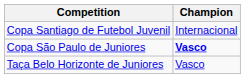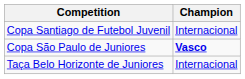(190, 64) Vasco -> (206, 64) Internacional
